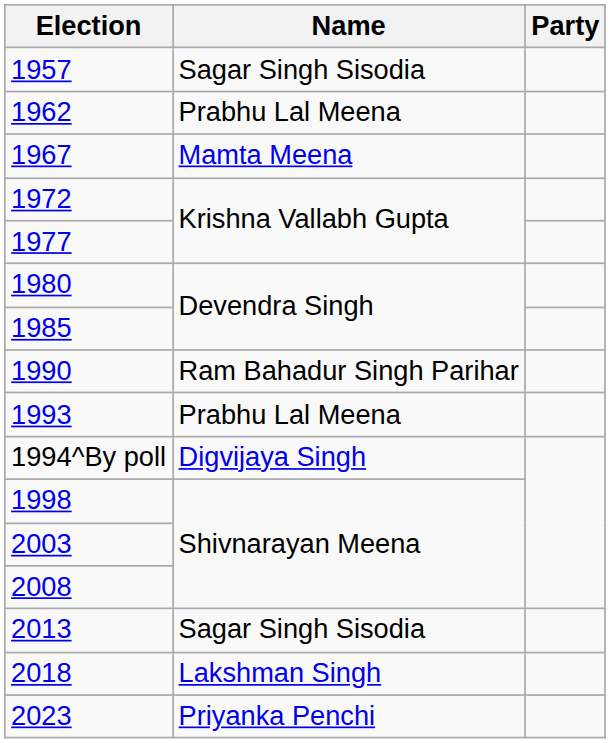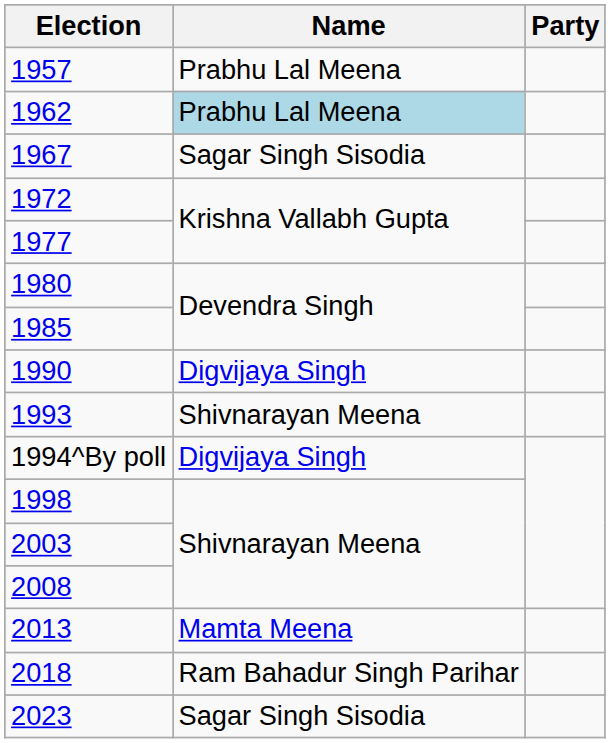(302, 69) Sagar Singh Sisodia -> (290, 69) Prabhu Lal Meena
(290, 112) no background -> (290, 112) lightblue background
(265, 155) Mamta Meena -> (302, 155) Sagar Singh Sisodia
(349, 371) Ram Bahadur Singh Parihar -> (272, 371) Digvijaya Singh
(290, 414) Prabhu Lal Meena -> (300, 414) Shivnarayan Meena
(302, 629) Sagar Singh Sisodia -> (265, 629) Mamta Meena
(280, 673) Lakshman Singh -> (349, 673) Ram Bahadur Singh Parihar
(277, 716) Priyanka Penchi -> (302, 716) Sagar Singh Sisodia
